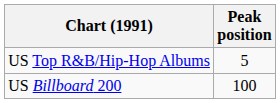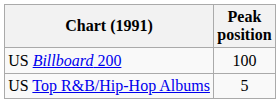rows swapped: (65, 85) <-> (109, 60)
